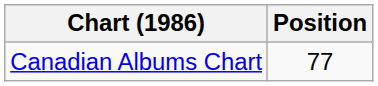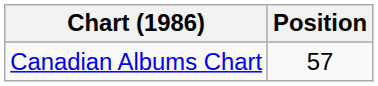(320, 61) 77 -> (320, 61) 57
